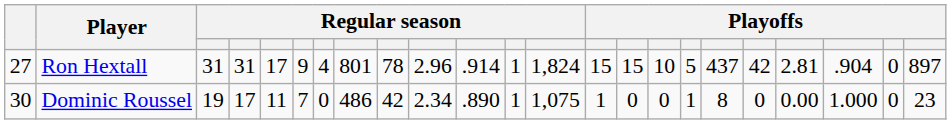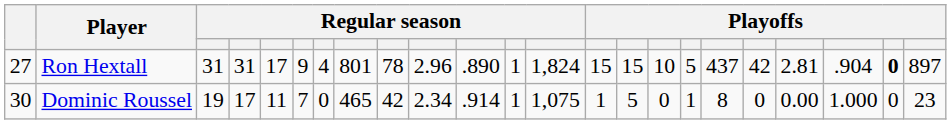(481, 66) .914 -> (481, 66) .890
(893, 66) normal -> (893, 66) bold
(356, 100) 486 -> (356, 100) 465
(481, 100) .890 -> (481, 100) .914
(632, 100) 0 -> (632, 100) 5
